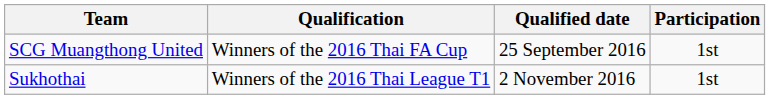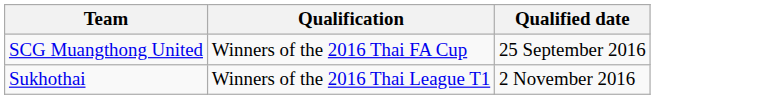- column: (707, 19)
